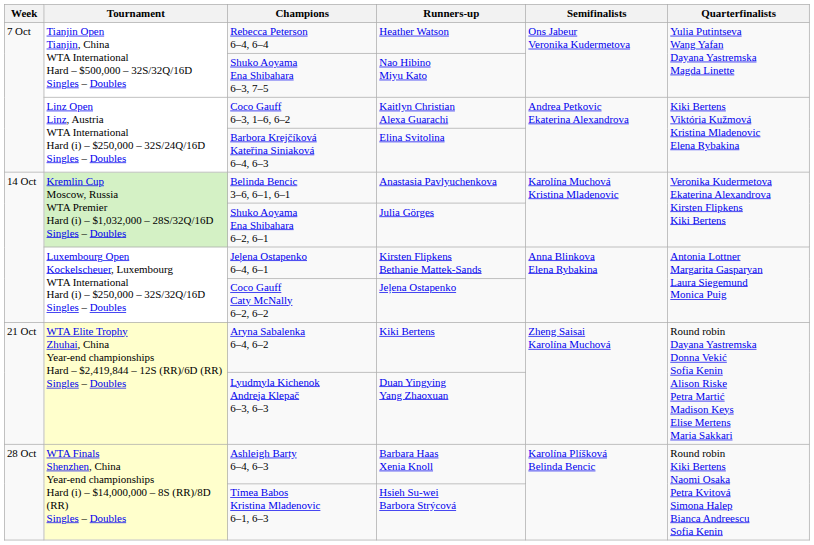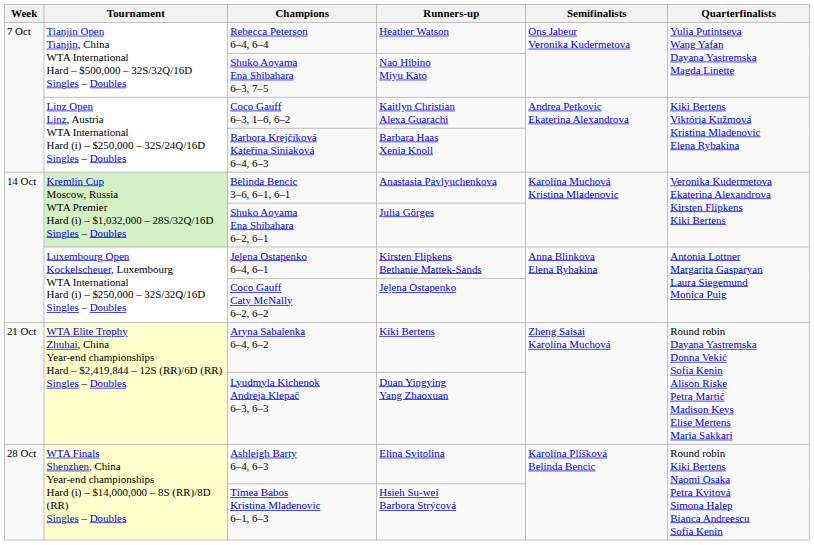(412, 137) Elina Svitolina -> (409, 144) Barbara Haas Xenia Knoll
(409, 459) Barbara Haas Xenia Knoll -> (412, 453) Elina Svitolina
